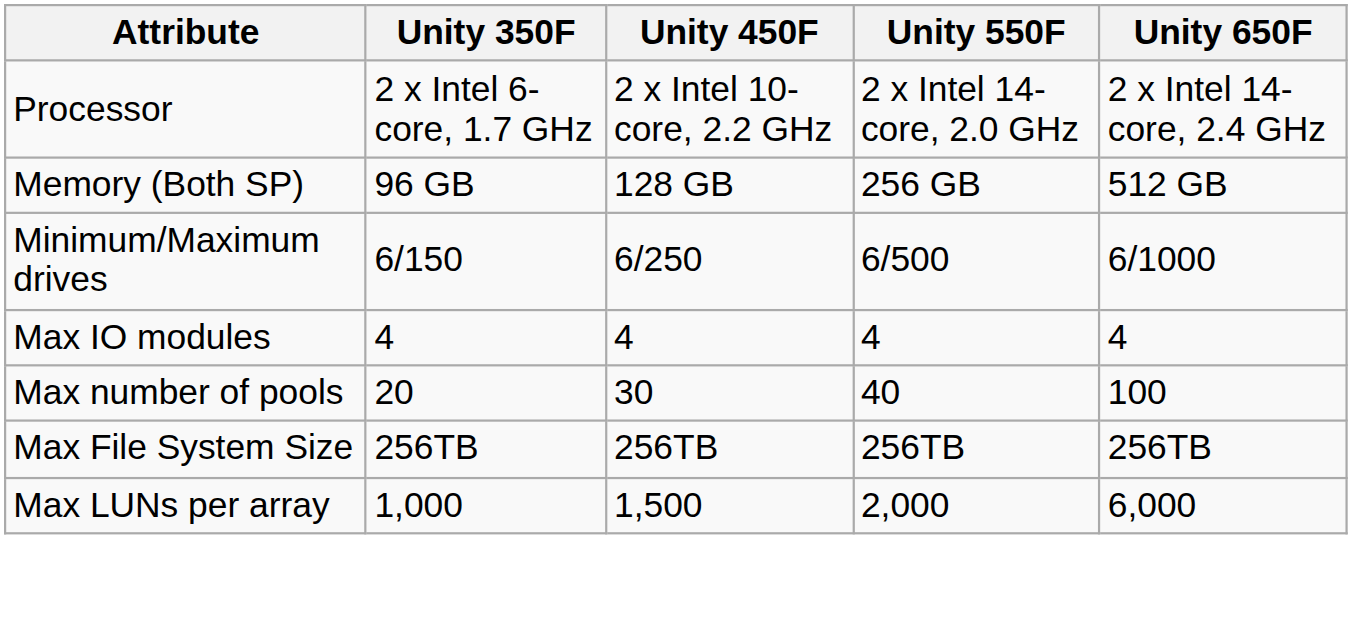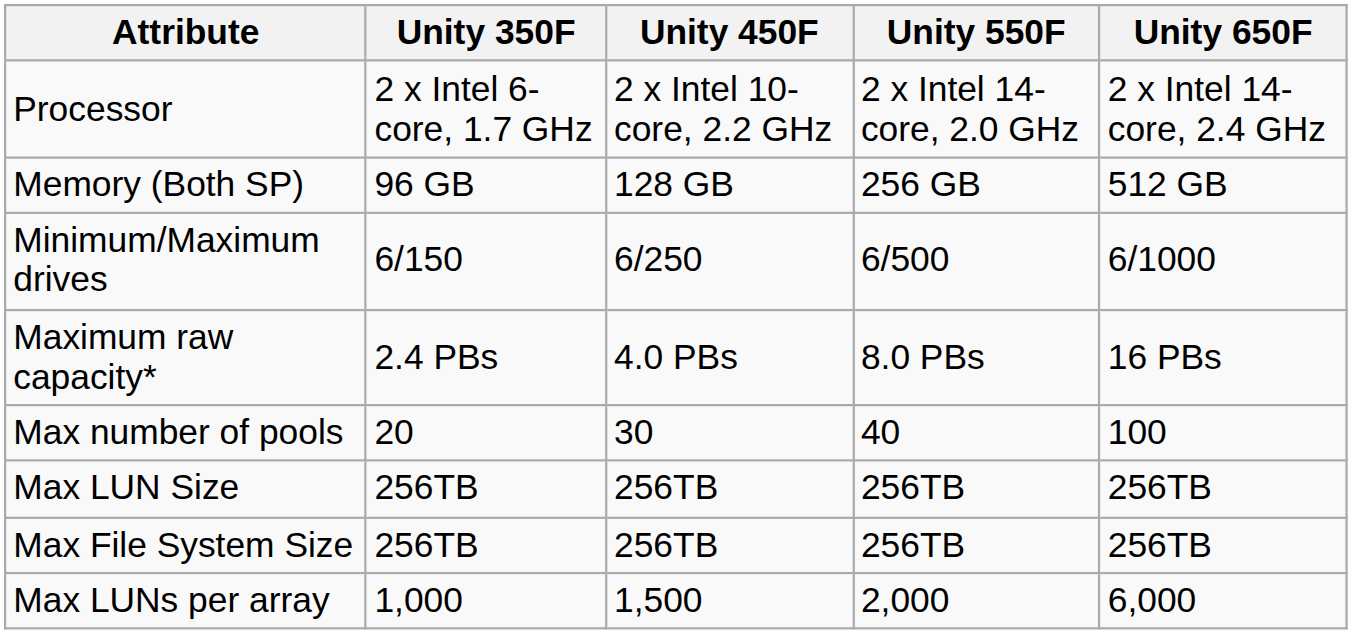+ row: (123, 356)
- row: (142, 336)
+ row: (126, 488)
